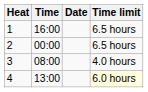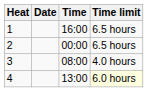columns swapped: (76, 12) <-> (47, 12)
